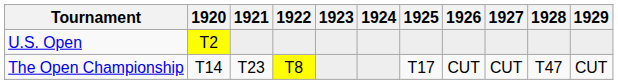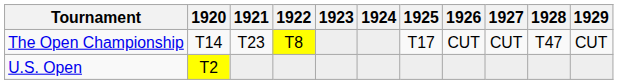rows swapped: (45, 42) <-> (96, 67)
